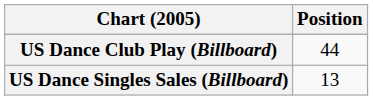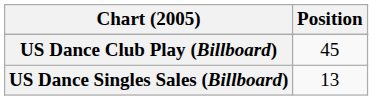(330, 49) 44 -> (330, 49) 45
